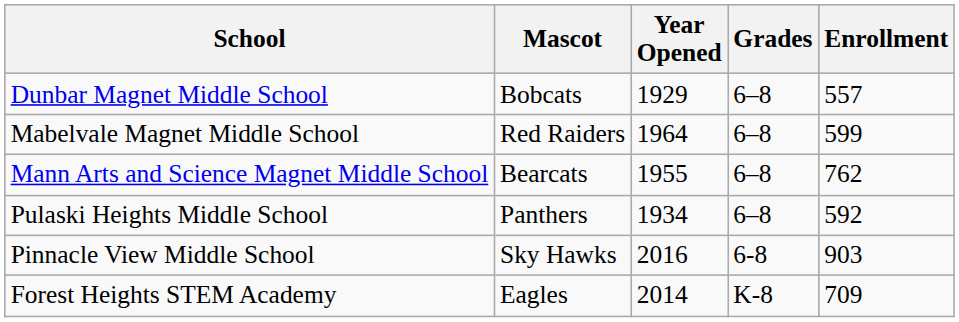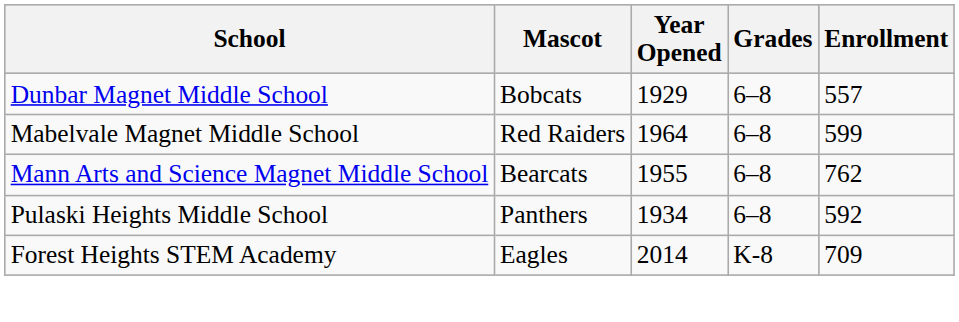- row: (163, 255)
